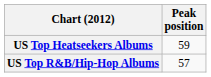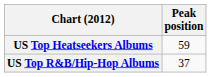(184, 63) 57 -> (184, 63) 37
